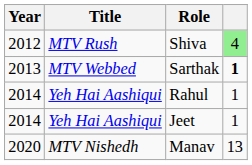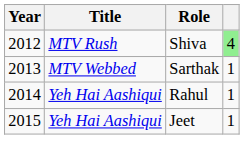(235, 69) bold -> (231, 69) normal
(25, 120) 2014 -> (25, 120) 2015
- row: (192, 146)
